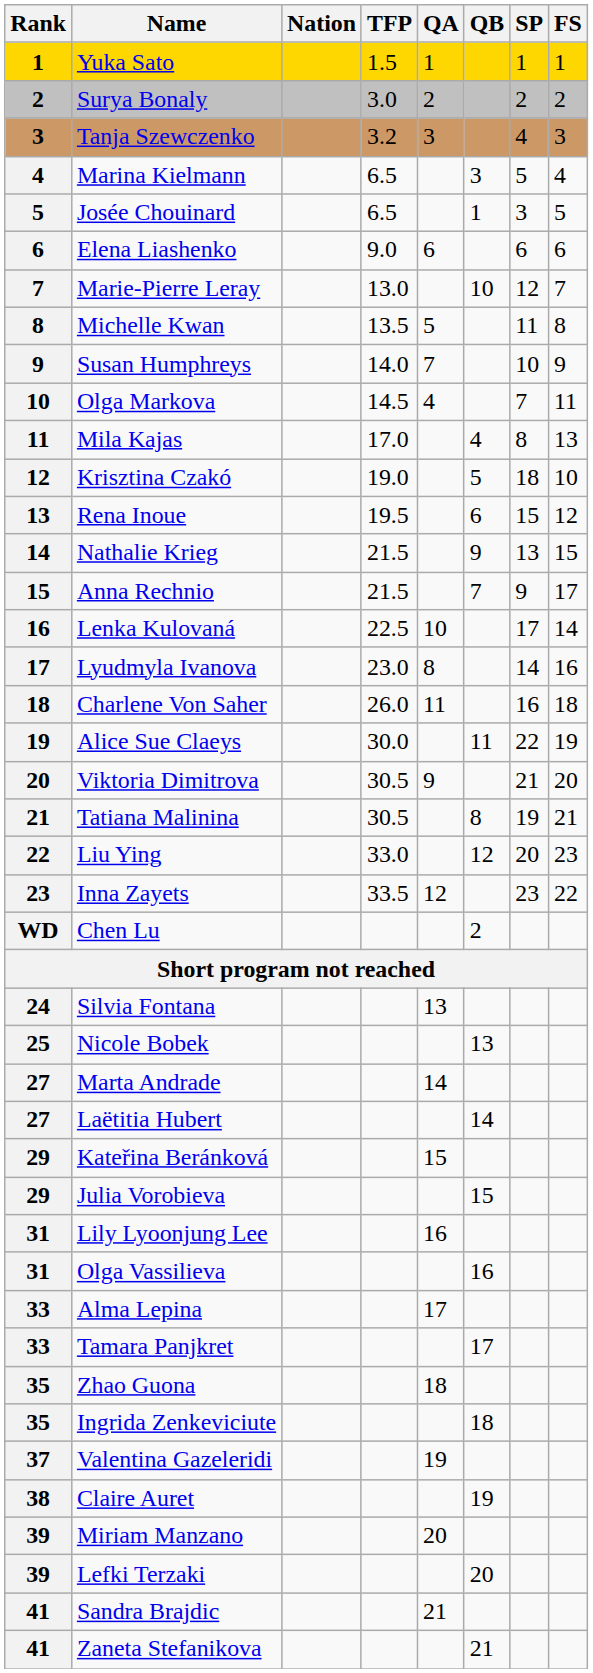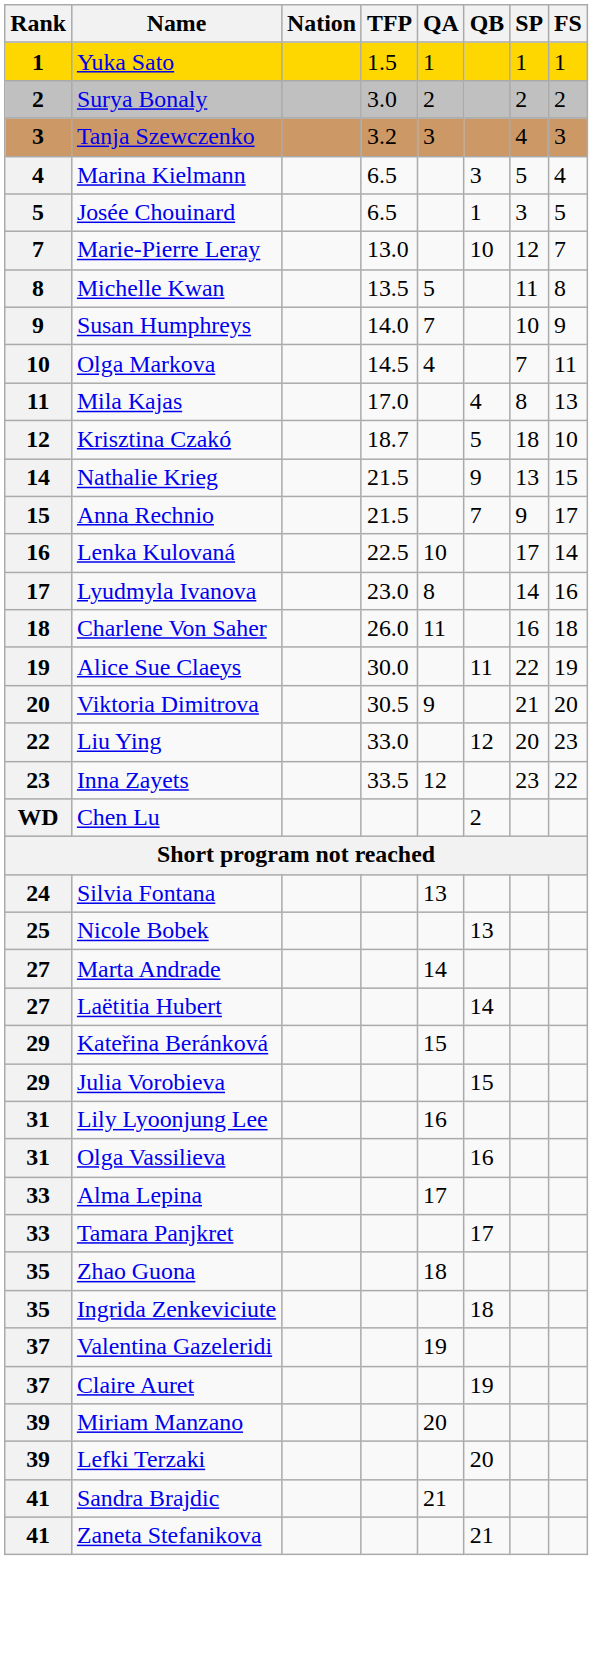- row: (157, 250)
(388, 477) 19.0 -> (388, 439) 18.7
- row: (132, 514)
- row: (158, 817)
(38, 1497) 38 -> (38, 1384) 37
